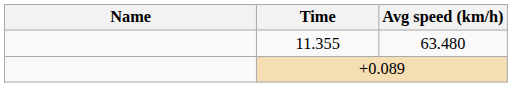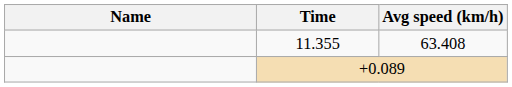(443, 43) 63.480 -> (443, 43) 63.408
